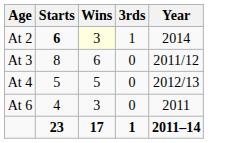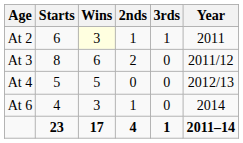+ column: (133, 15)
(57, 37) bold -> (57, 37) normal
(176, 37) 2014 -> (211, 37) 2011
(176, 104) 2011 -> (211, 104) 2014
